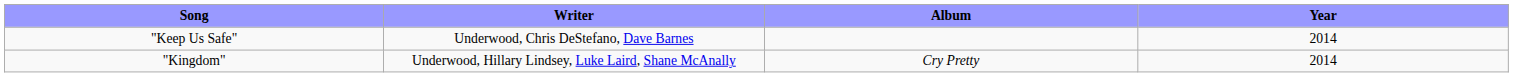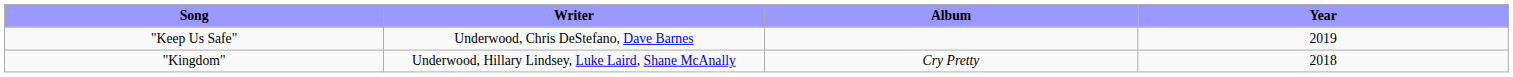(1323, 38) 2014 -> (1323, 38) 2019
(1323, 60) 2014 -> (1323, 60) 2018
